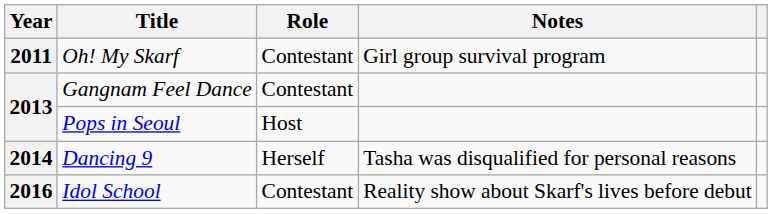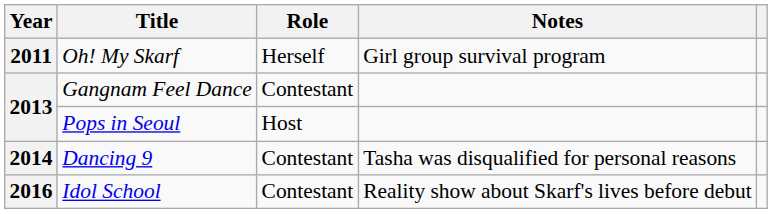(307, 55) Contestant -> (293, 55) Herself
(293, 157) Herself -> (307, 157) Contestant
